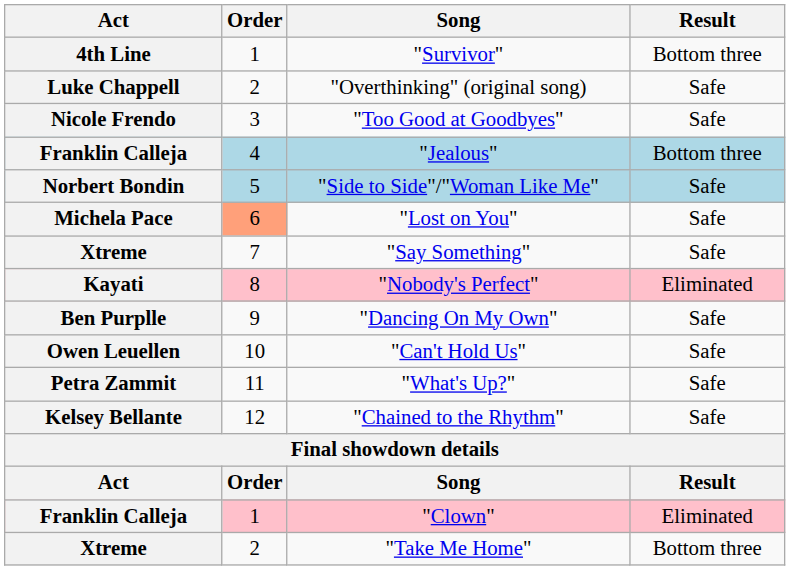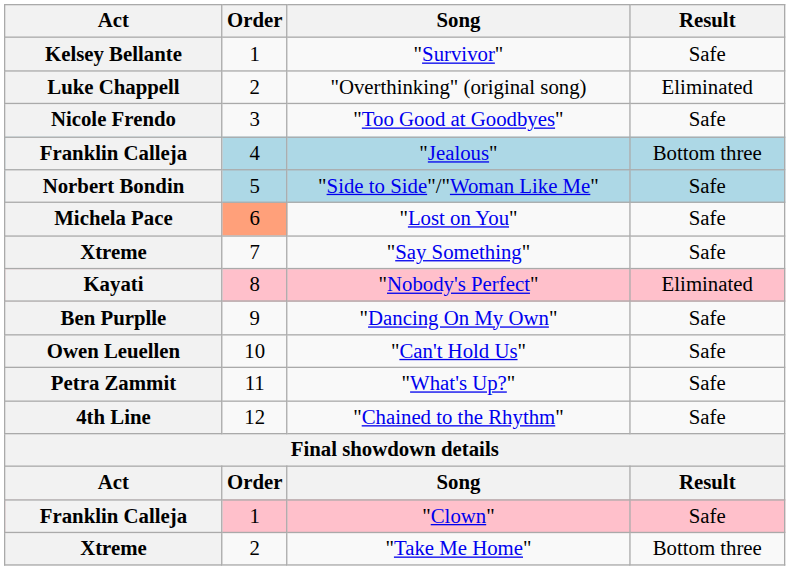(113, 53) 4th Line -> (113, 53) Kelsey Bellante
(707, 53) Bottom three -> (707, 53) Safe
(707, 86) Safe -> (707, 86) Eliminated
(113, 416) Kelsey Bellante -> (113, 416) 4th Line
(707, 515) Eliminated -> (707, 515) Safe
